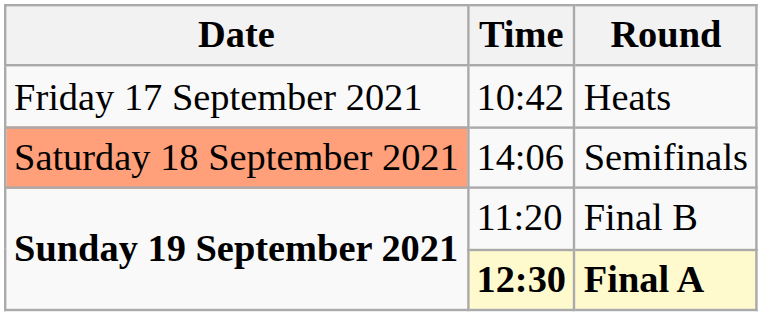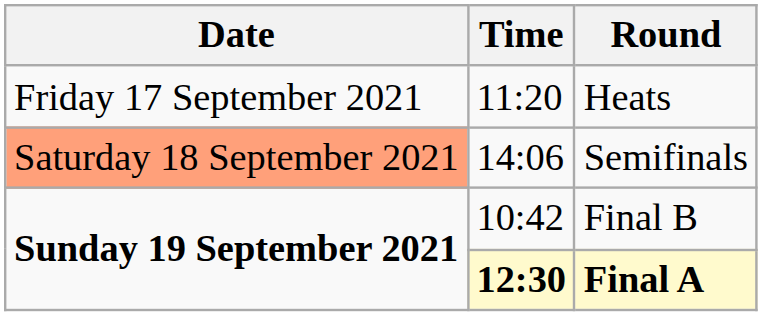(520, 95) 10:42 -> (519, 95) 11:20
(519, 217) 11:20 -> (520, 217) 10:42
